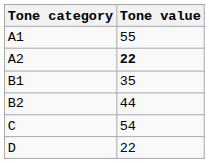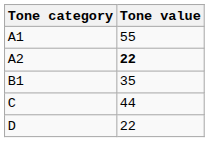- row: (16, 104)
(128, 126) 54 -> (128, 104) 44
